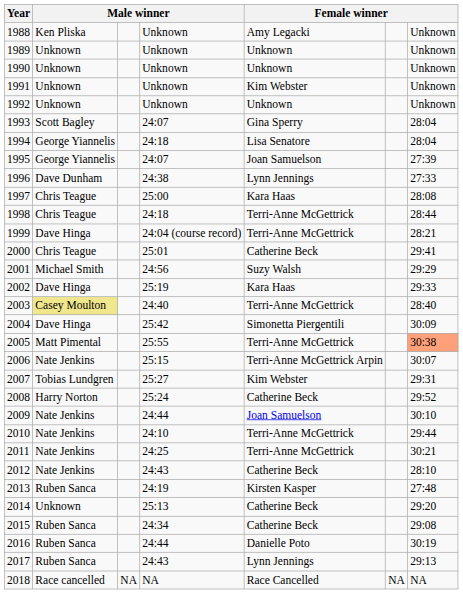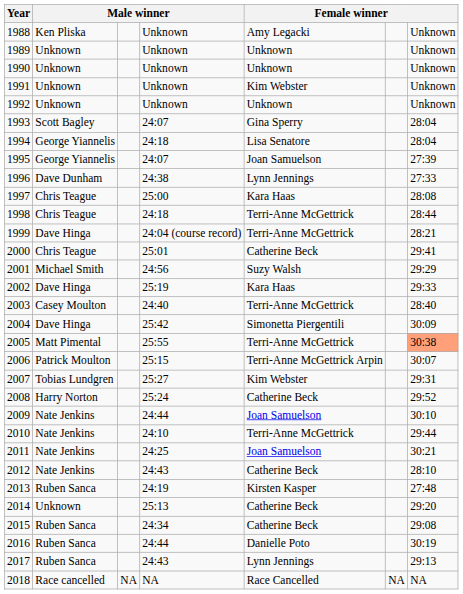(71, 305) khaki background -> (71, 305) no background
(65, 360) Nate Jenkins -> (73, 360) Patrick Moulton
(300, 452) Terri-Anne McGettrick -> (284, 452) Joan Samuelson
